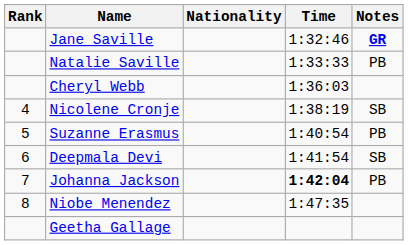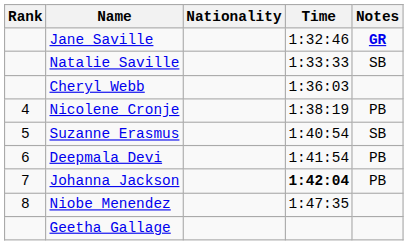(378, 63) PB -> (378, 63) SB
(378, 110) SB -> (378, 110) PB
(378, 134) PB -> (378, 134) SB
(378, 157) SB -> (378, 157) PB
